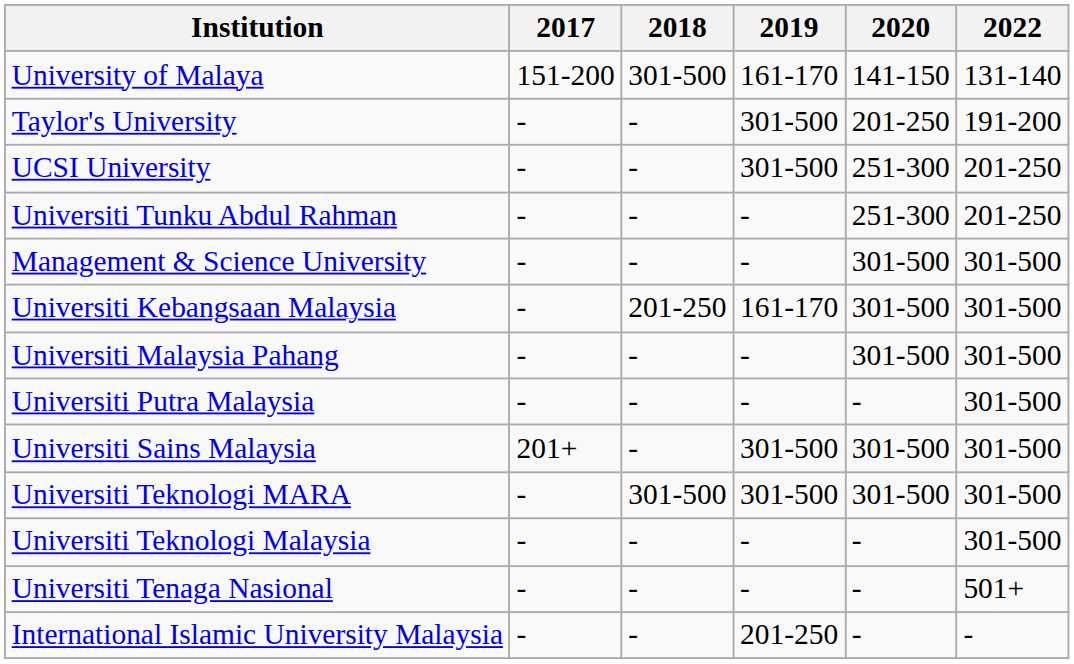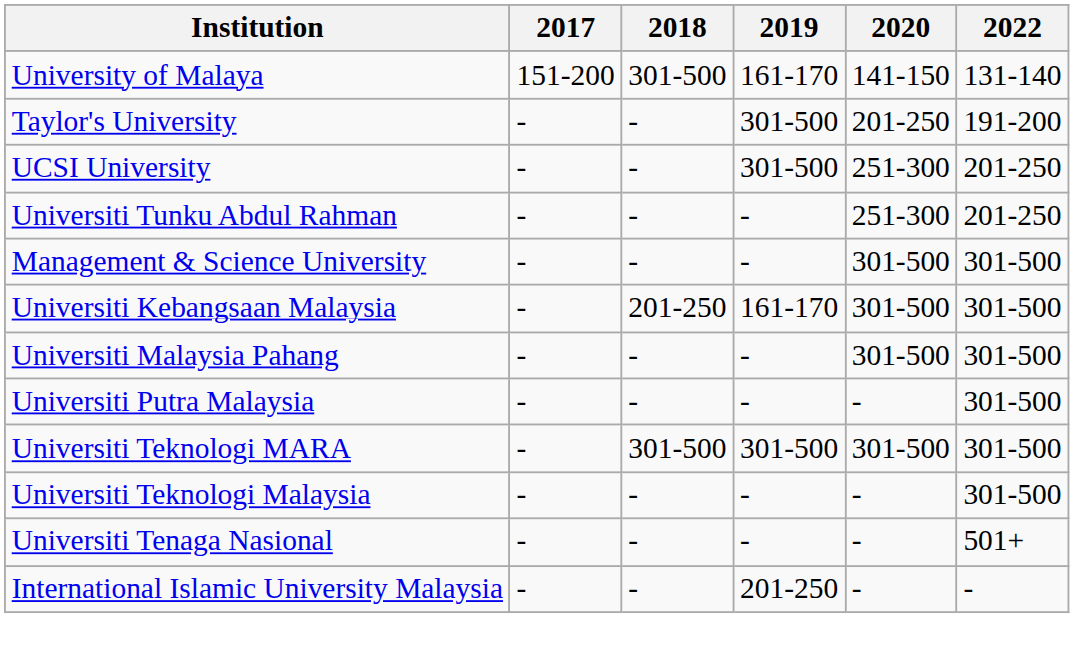- row: (164, 448)
